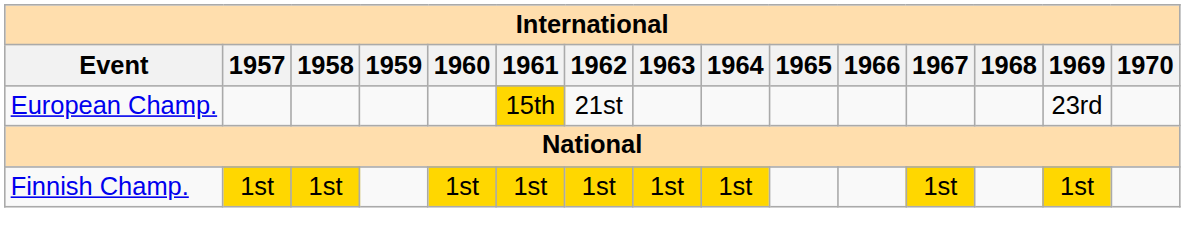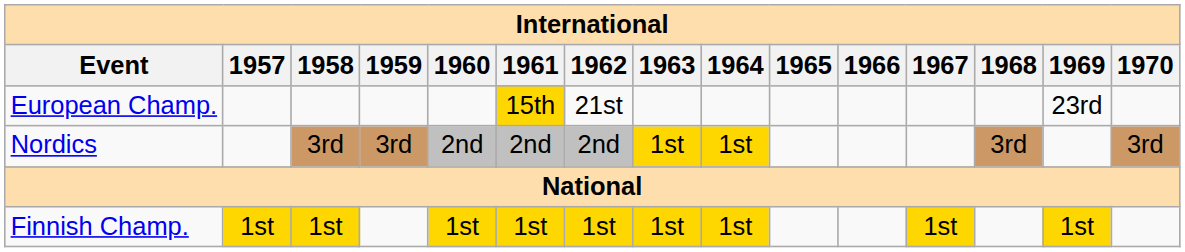+ row: (54, 145)
